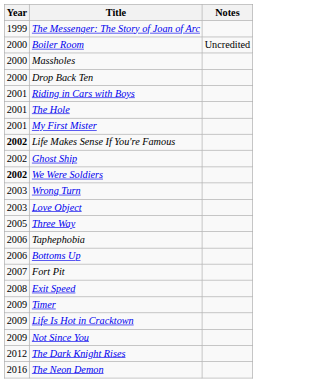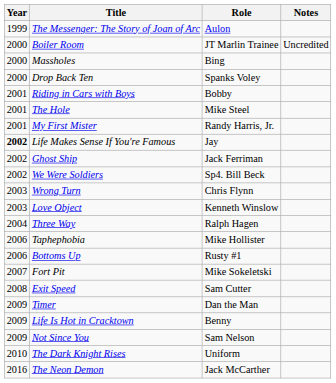+ column: (242, 12)
(17, 175) bold -> (17, 175) normal
(17, 223) 2005 -> (17, 223) 2004
(17, 353) 2012 -> (17, 353) 2010
